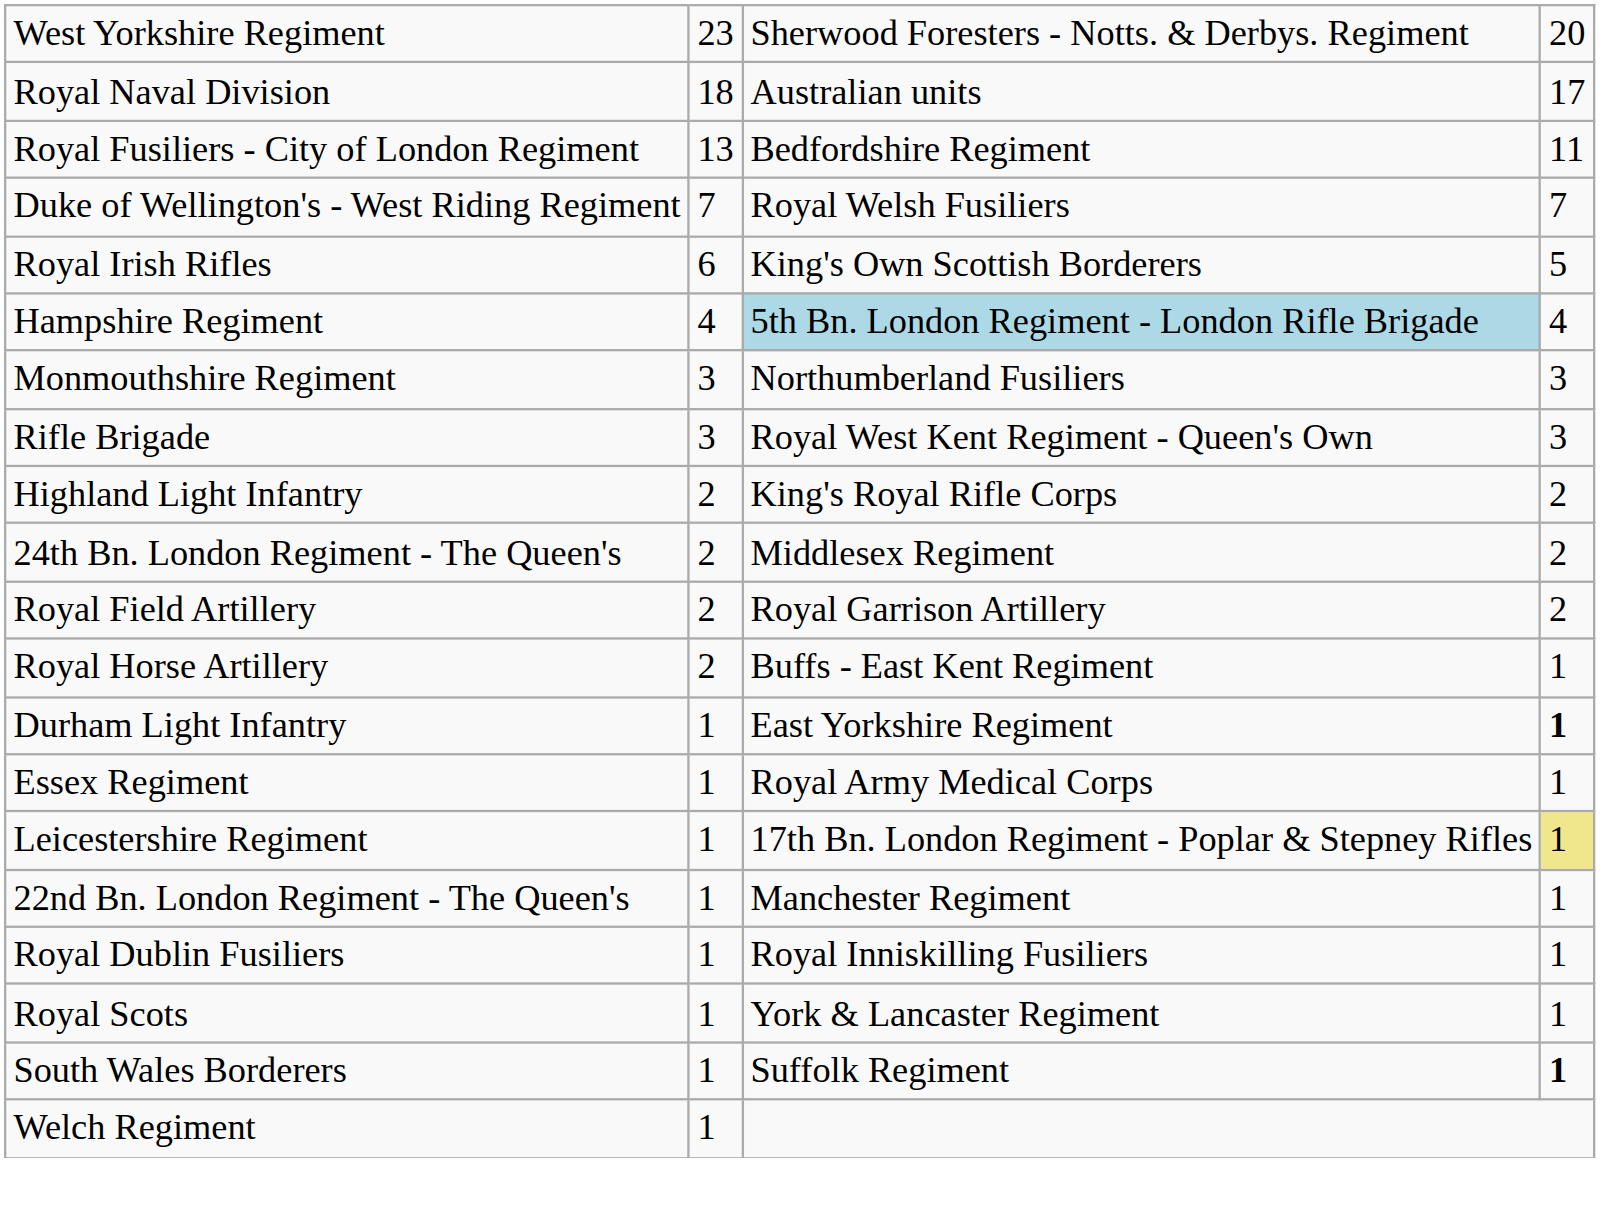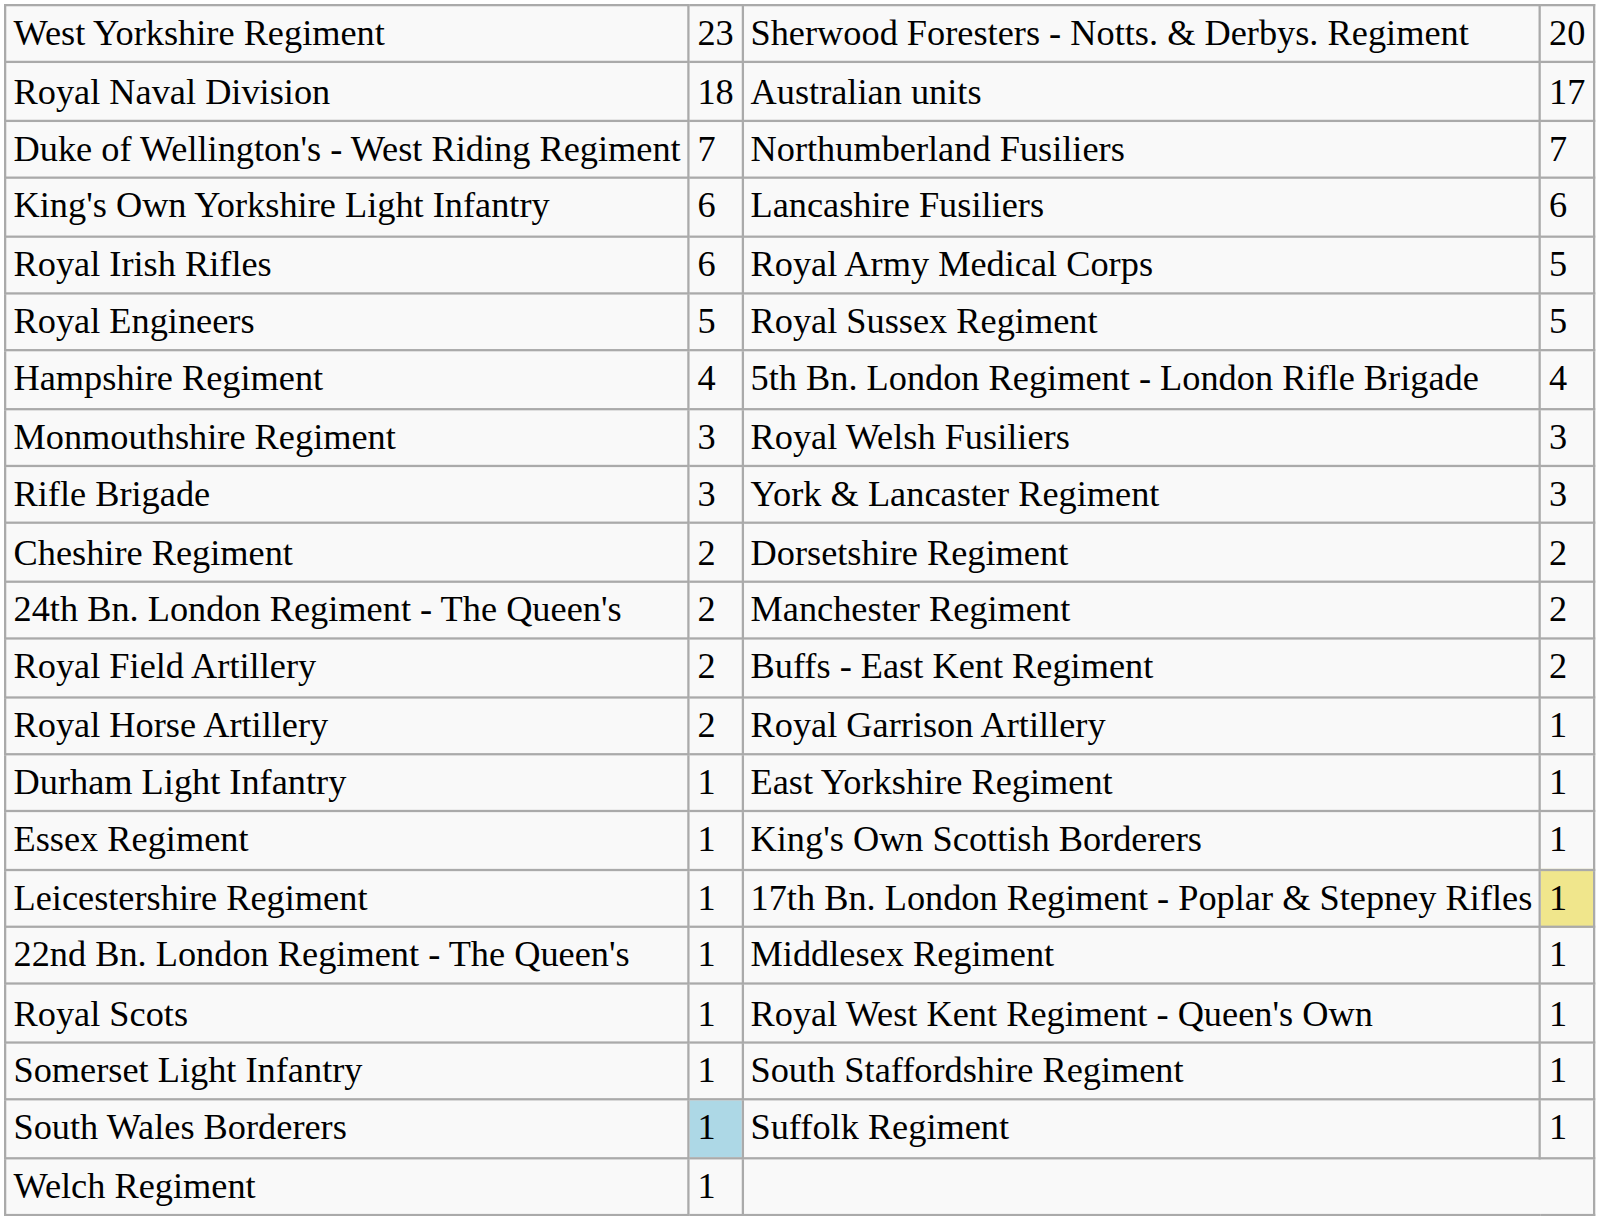- row: (326, 148)
(910, 206) Royal Welsh Fusiliers -> (938, 148) Northumberland Fusiliers
+ row: (282, 206)
(976, 263) King's Own Scottish Borderers -> (952, 263) Royal Army Medical Corps
+ row: (134, 321)
(1115, 321) lightblue background -> (1115, 378) no background
(938, 378) Northumberland Fusiliers -> (910, 436) Royal Welsh Fusiliers
(1062, 436) Royal West Kent Regiment - Queen's Own -> (955, 494) York & Lancaster Regiment
+ row: (153, 551)
- row: (188, 494)
(902, 551) Middlesex Regiment -> (910, 609) Manchester Regiment
(928, 609) Royal Garrison Artillery -> (952, 666) Buffs - East Kent Regiment
(952, 666) Buffs - East Kent Regiment -> (928, 724) Royal Garrison Artillery
(1558, 724) bold -> (1558, 782) normal
(952, 782) Royal Army Medical Corps -> (976, 839) King's Own Scottish Borderers
(910, 897) Manchester Regiment -> (902, 954) Middlesex Regiment
- row: (179, 954)
(955, 1012) York & Lancaster Regiment -> (1062, 1012) Royal West Kent Regiment - Queen's Own
+ row: (188, 1070)
(707, 1070) no background -> (707, 1127) lightblue background
(1558, 1070) bold -> (1558, 1127) normal
